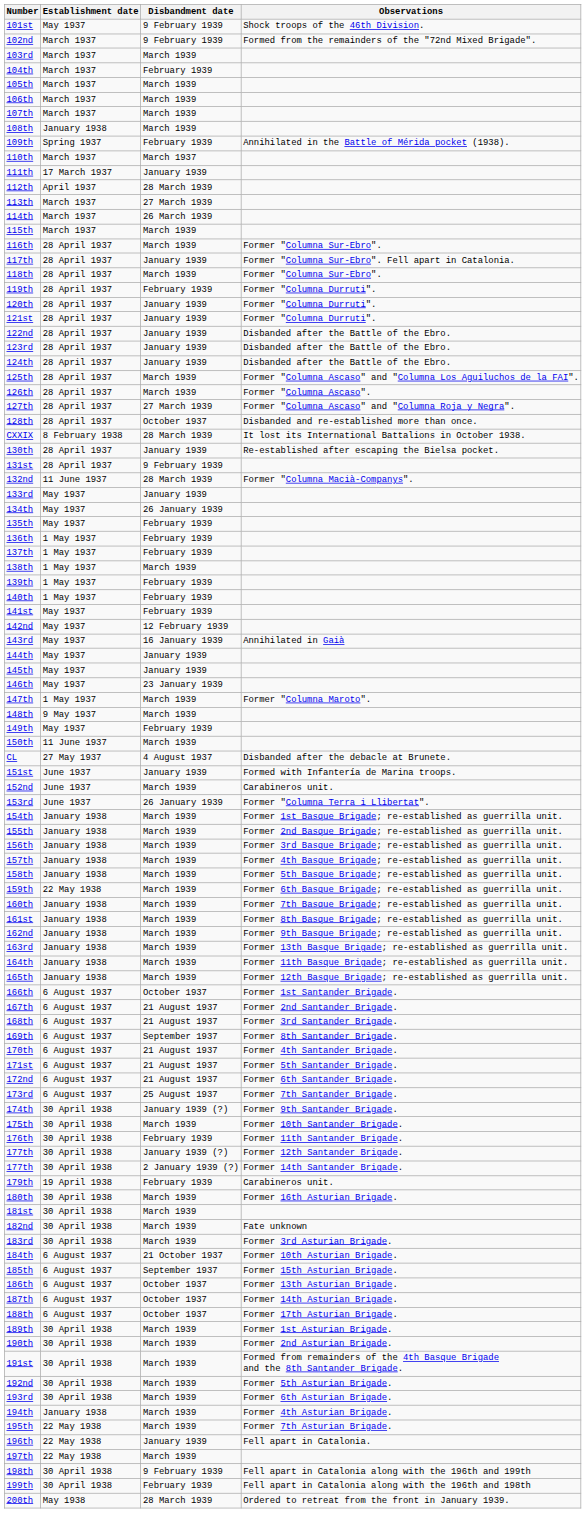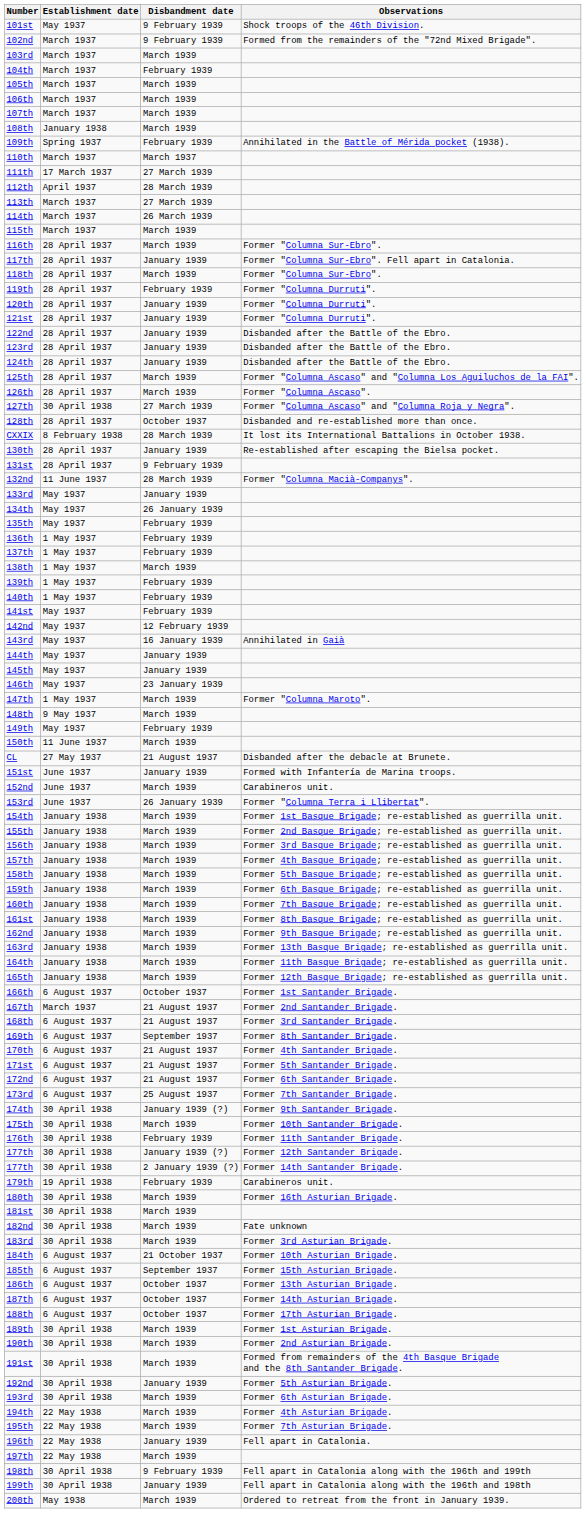(175, 173) January 1939 -> (178, 173) 27 March 1939
(77, 407) 28 April 1937 -> (77, 407) 30 April 1938
(178, 758) 4 August 1937 -> (180, 758) 21 August 1937
(72, 890) 22 May 1938 -> (75, 890) January 1938
(77, 1007) 6 August 1937 -> (69, 1007) March 1937
(170, 1383) March 1939 -> (175, 1383) January 1939
(75, 1413) January 1938 -> (72, 1413) 22 May 1938
(178, 1486) February 1939 -> (175, 1486) January 1939
(178, 1500) 28 March 1939 -> (170, 1500) March 1939
